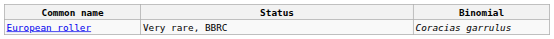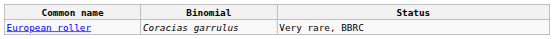columns swapped: (482, 12) <-> (277, 12)
